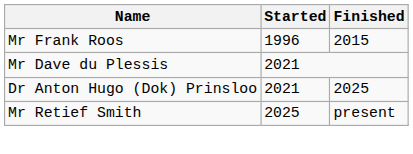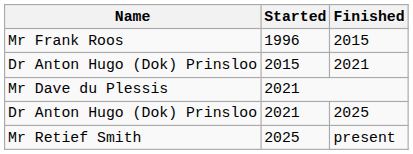+ row: (133, 65)
